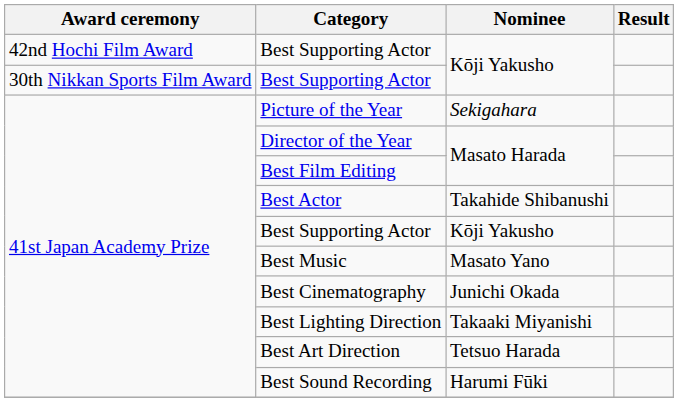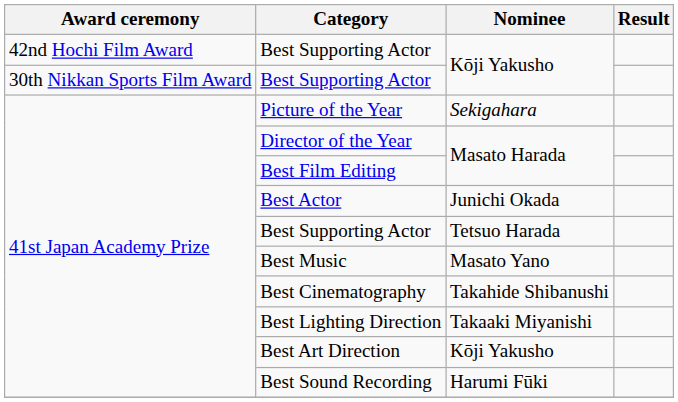(529, 200) Takahide Shibanushi -> (505, 200) Junichi Okada
(502, 230) Kōji Yakusho -> (505, 230) Tetsuo Harada
(505, 291) Junichi Okada -> (529, 291) Takahide Shibanushi
(505, 351) Tetsuo Harada -> (502, 351) Kōji Yakusho
